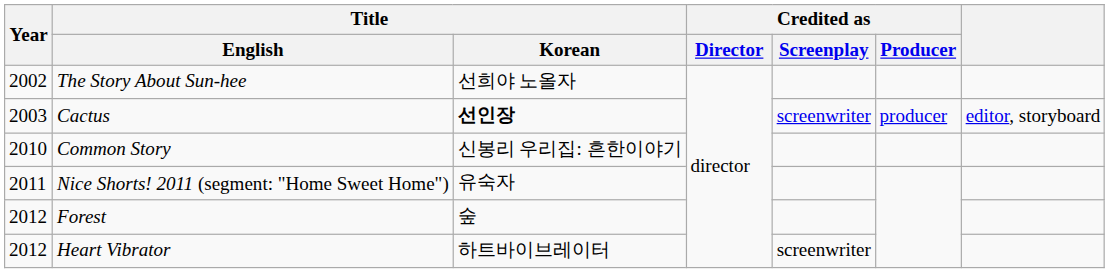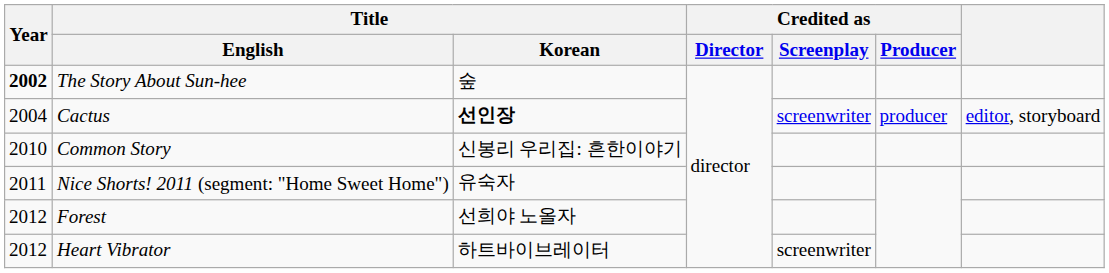(28, 81) normal -> (28, 81) bold
(517, 81) 선희야 노올자 -> (467, 81) 숲
(28, 115) 2003 -> (28, 115) 2004
(467, 216) 숲 -> (517, 216) 선희야 노올자
